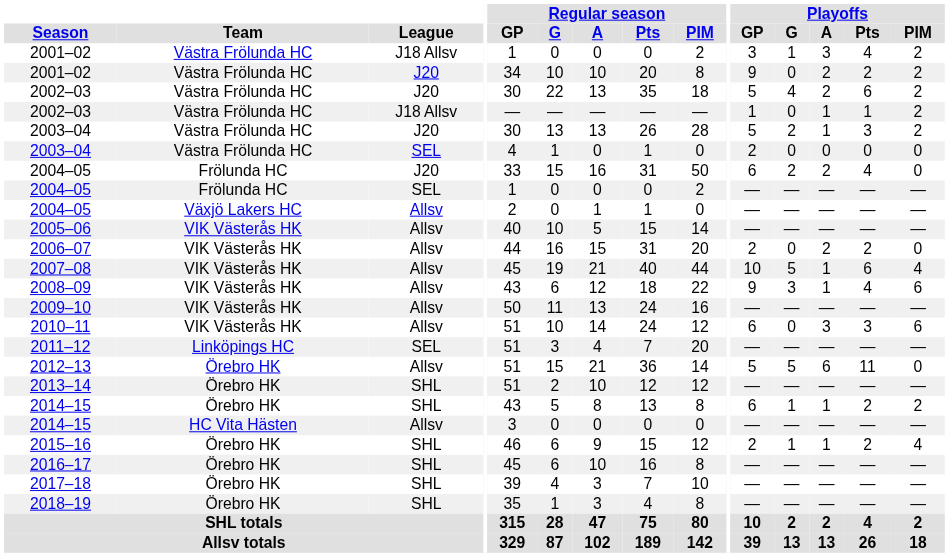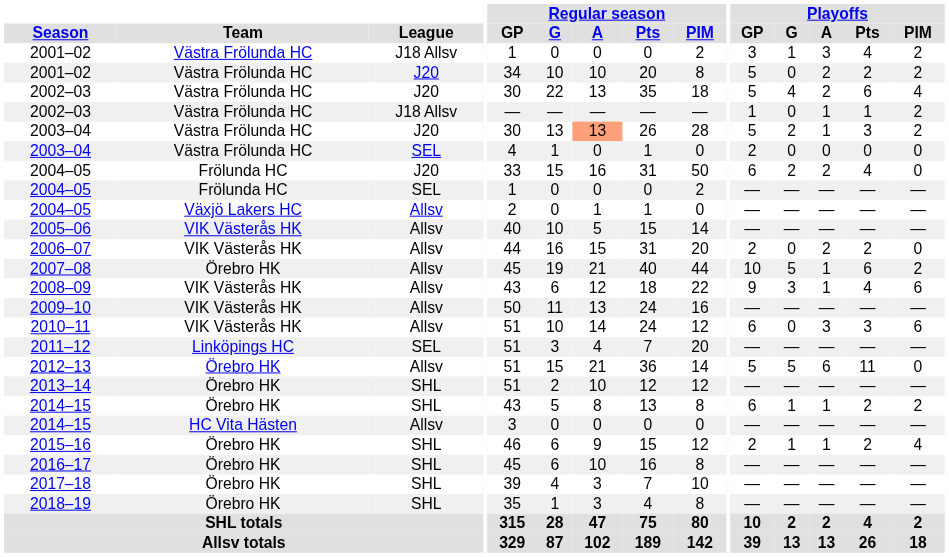(752, 72) 9 -> (752, 72) 5
(918, 92) 2 -> (918, 92) 4
(597, 131) no background -> (597, 131) lightsalmon background
(243, 268) VIK Västerås HK -> (243, 268) Örebro HK
(918, 268) 4 -> (918, 268) 2
